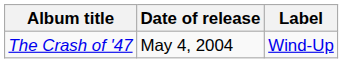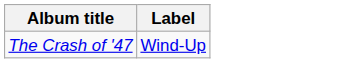- column: (200, 18)
